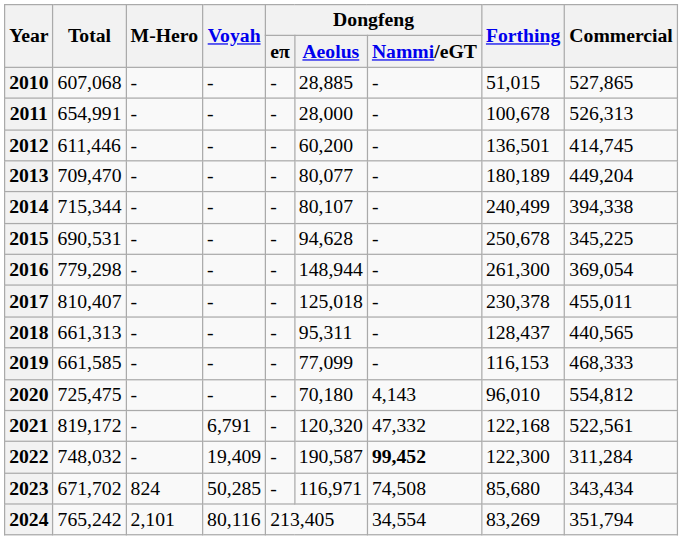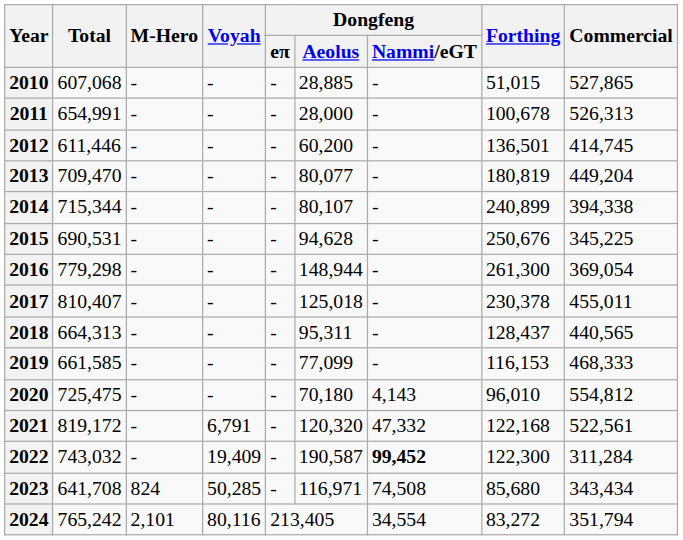(518, 176) 180,189 -> (518, 176) 180,819
(518, 207) 240,499 -> (518, 207) 240,899
(518, 238) 250,678 -> (518, 238) 250,676
(90, 332) 661,313 -> (90, 332) 664,313
(90, 457) 748,032 -> (90, 457) 743,032
(90, 488) 671,702 -> (90, 488) 641,708
(513, 519) 83,269 -> (513, 519) 83,272
